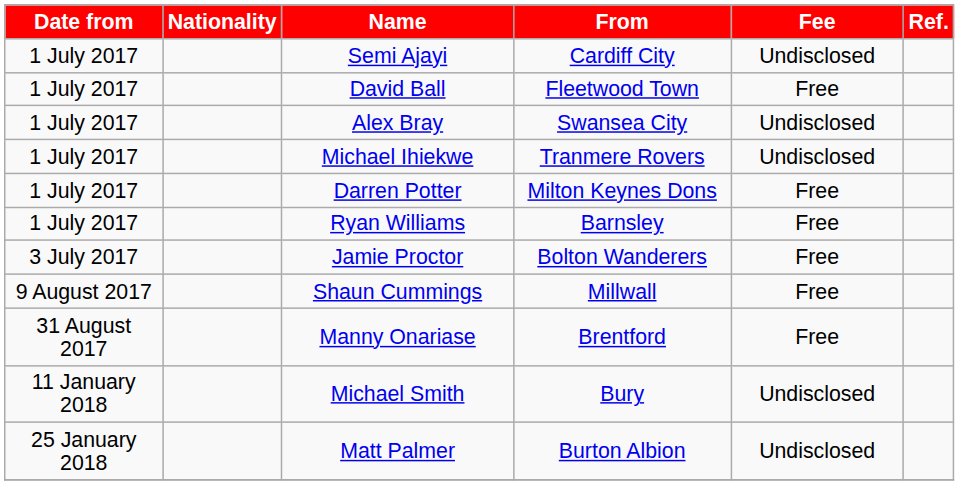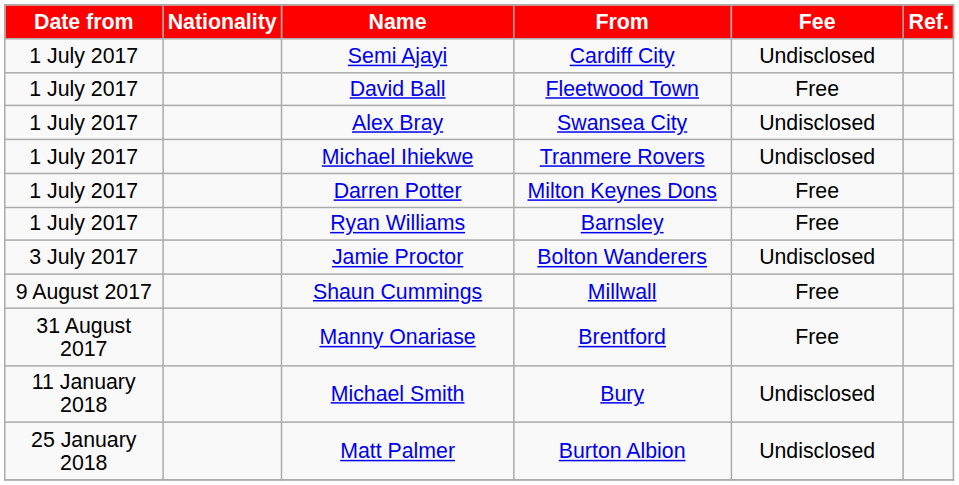(817, 258) Free -> (817, 258) Undisclosed
